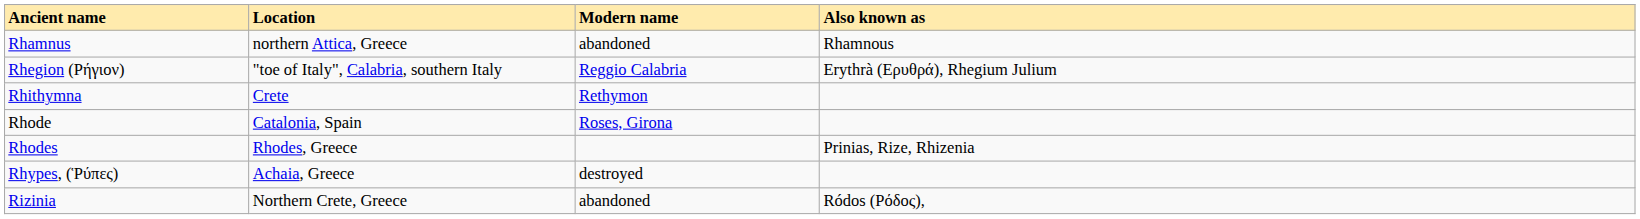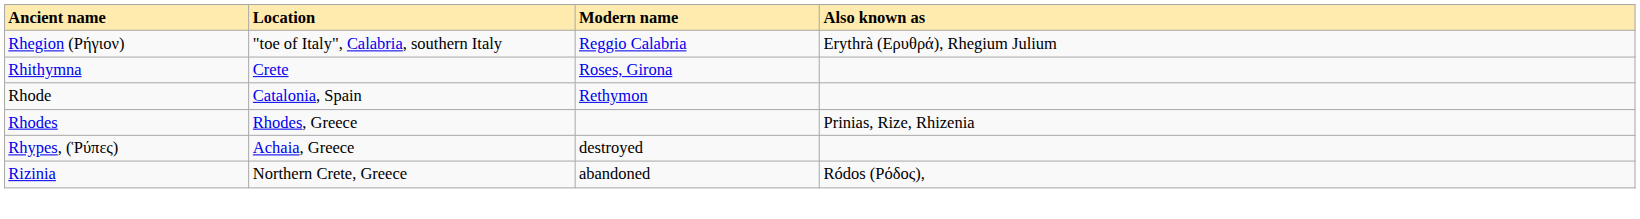- row: (39, 43)
(613, 95) Rethymon -> (626, 69) Roses, Girona
(626, 122) Roses, Girona -> (613, 95) Rethymon
